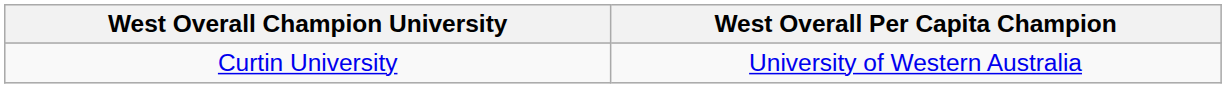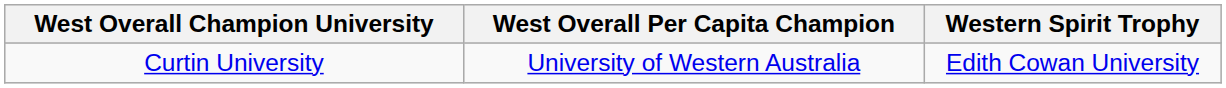+ column: (1073, 23)
